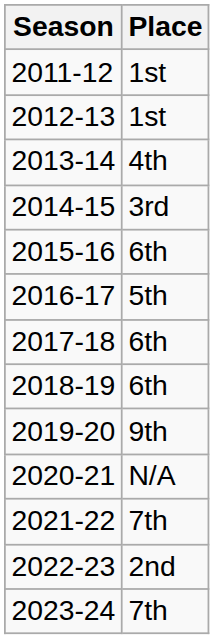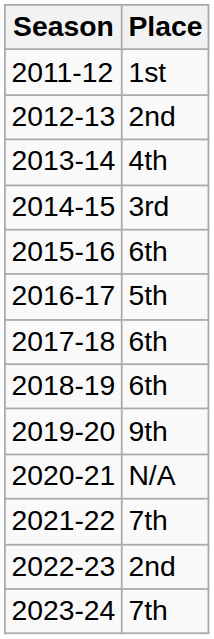(147, 116) 1st -> (152, 116) 2nd
